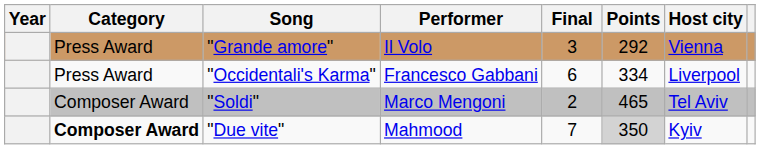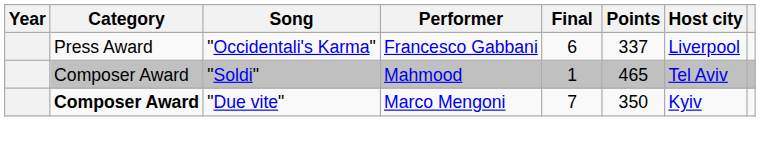- row: (270, 47)
(633, 75) 334 -> (633, 47) 337
(445, 102) Marco Mengoni -> (423, 75) Mahmood
(572, 102) 2 -> (572, 75) 1
(423, 130) Mahmood -> (445, 102) Marco Mengoni
(633, 130) lightgrey background -> (633, 102) no background
